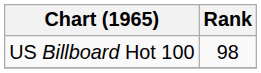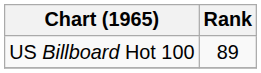(228, 51) 98 -> (228, 51) 89
